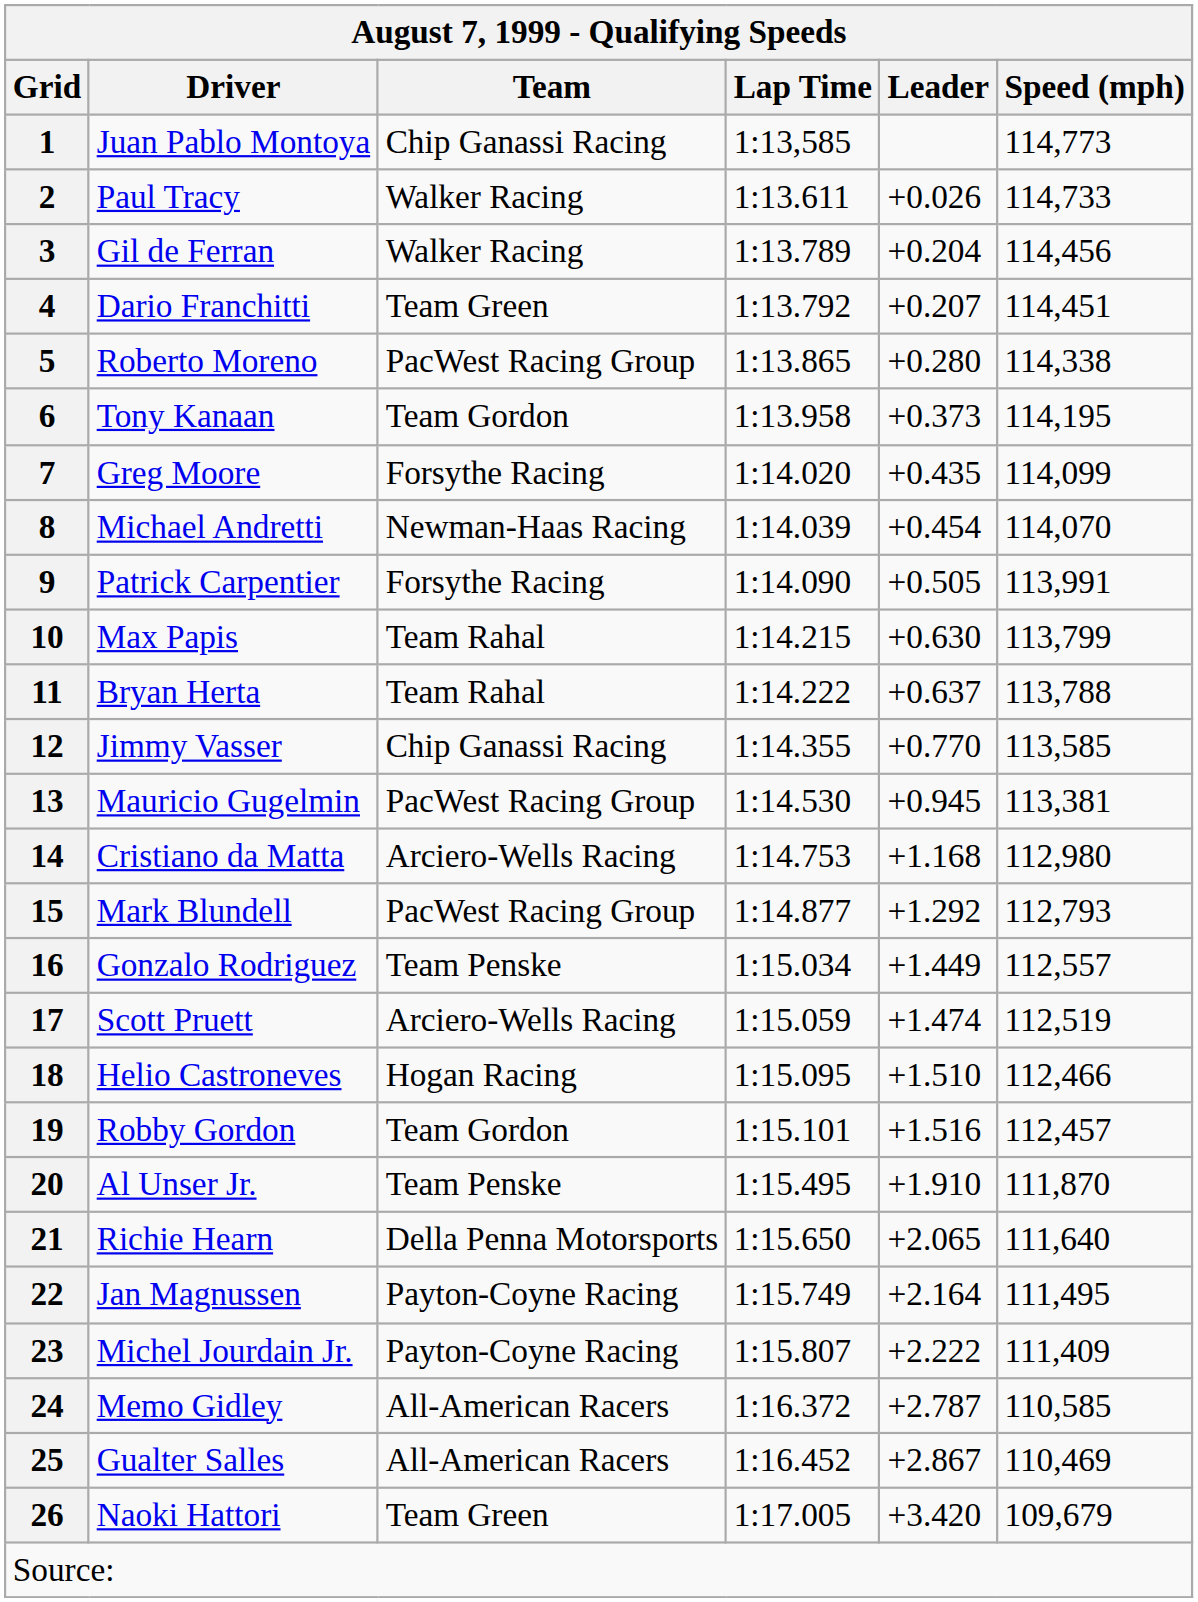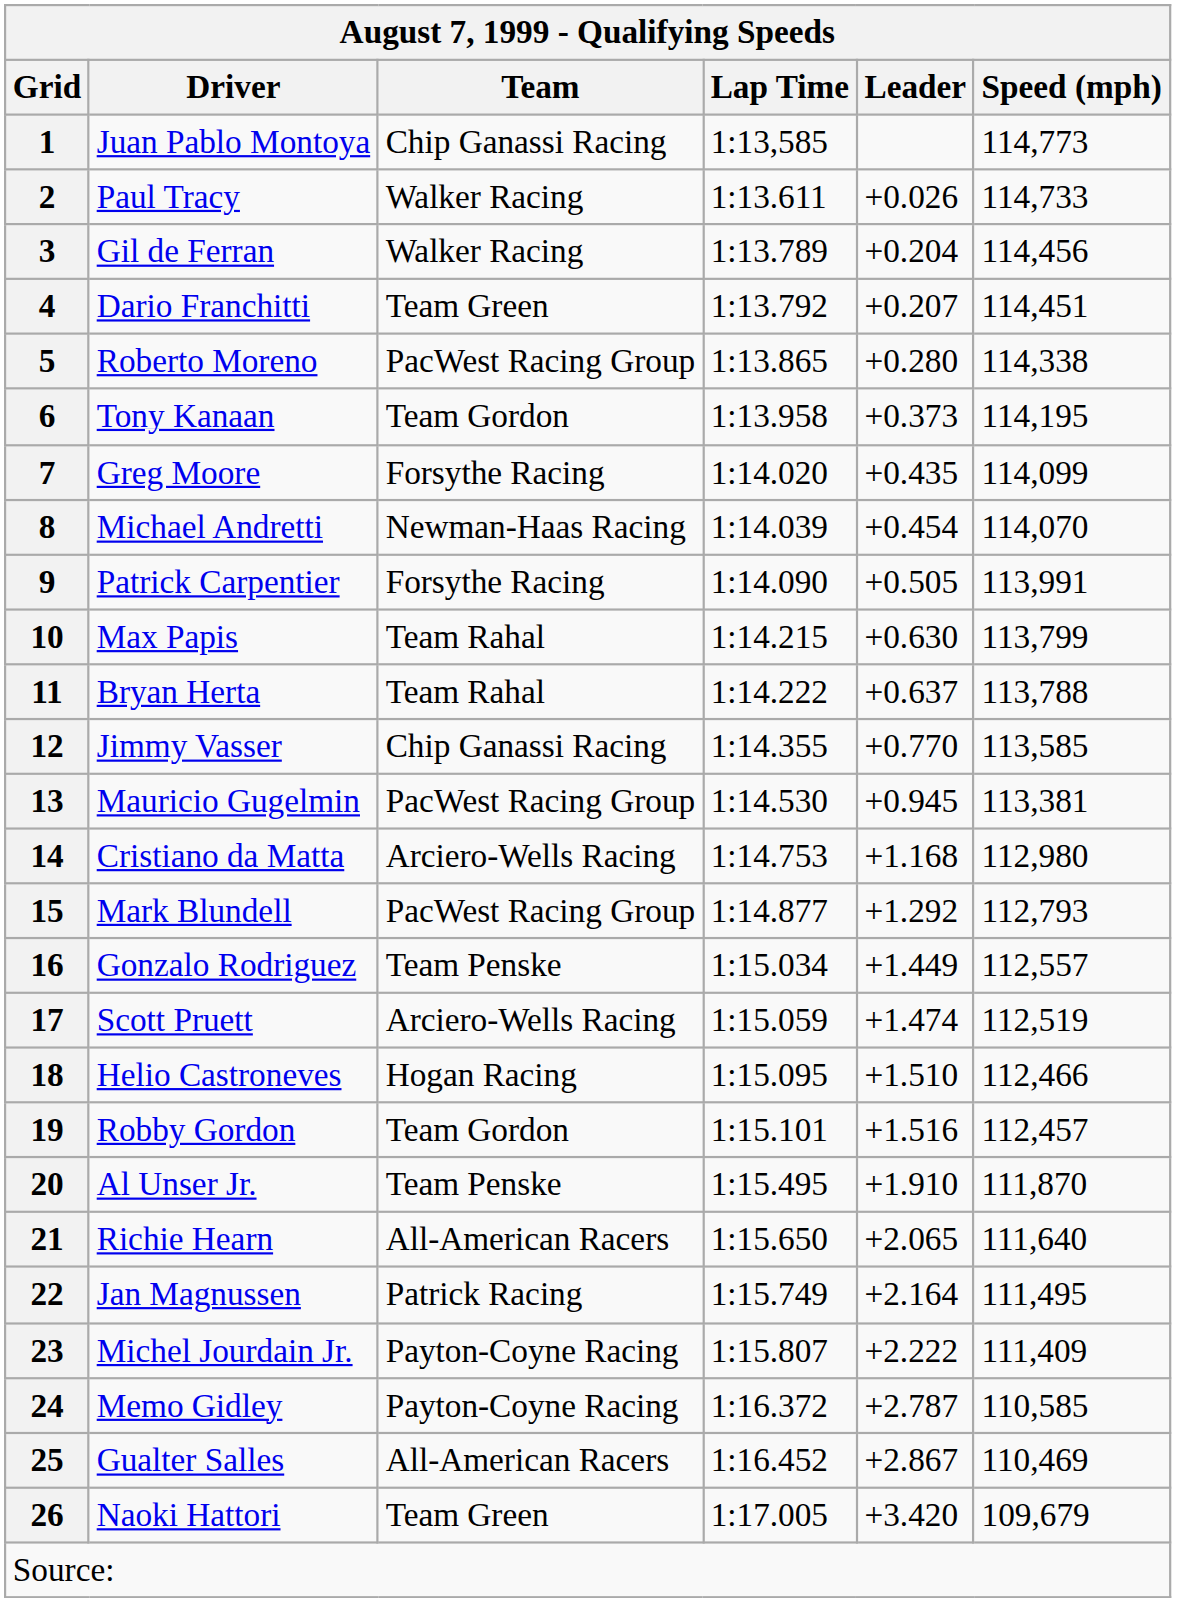(552, 1239) Della Penna Motorsports -> (527, 1239) All-American Racers
(532, 1294) Payton-Coyne Racing -> (484, 1294) Patrick Racing
(527, 1404) All-American Racers -> (532, 1404) Payton-Coyne Racing
